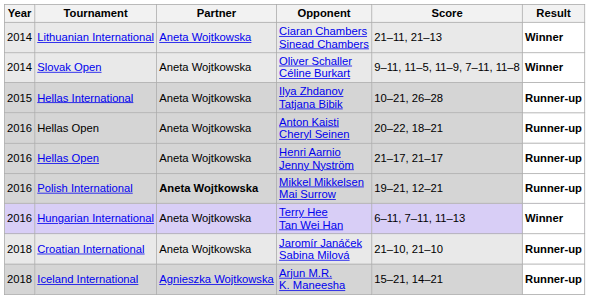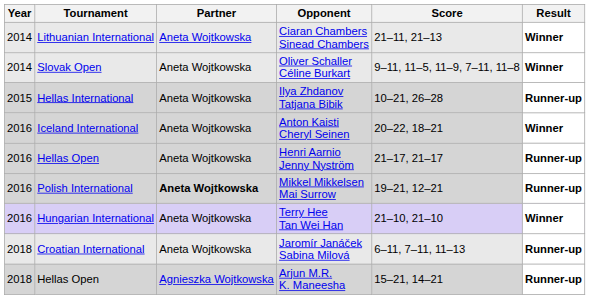(68, 128) Hellas Open -> (88, 128) Iceland International
(553, 128) Runner-up -> (544, 128) Winner
(420, 219) 6–11, 7–11, 11–13 -> (409, 219) 21–10, 21–10
(409, 249) 21–10, 21–10 -> (420, 249) 6–11, 7–11, 11–13
(88, 279) Iceland International -> (68, 279) Hellas Open
